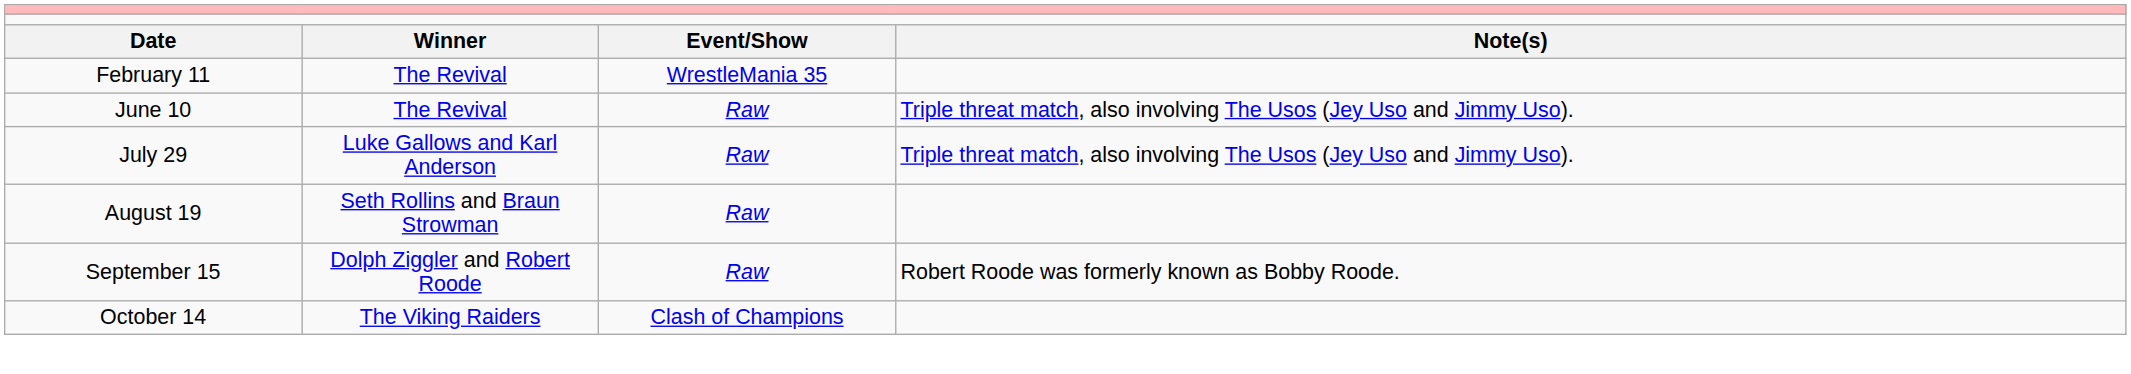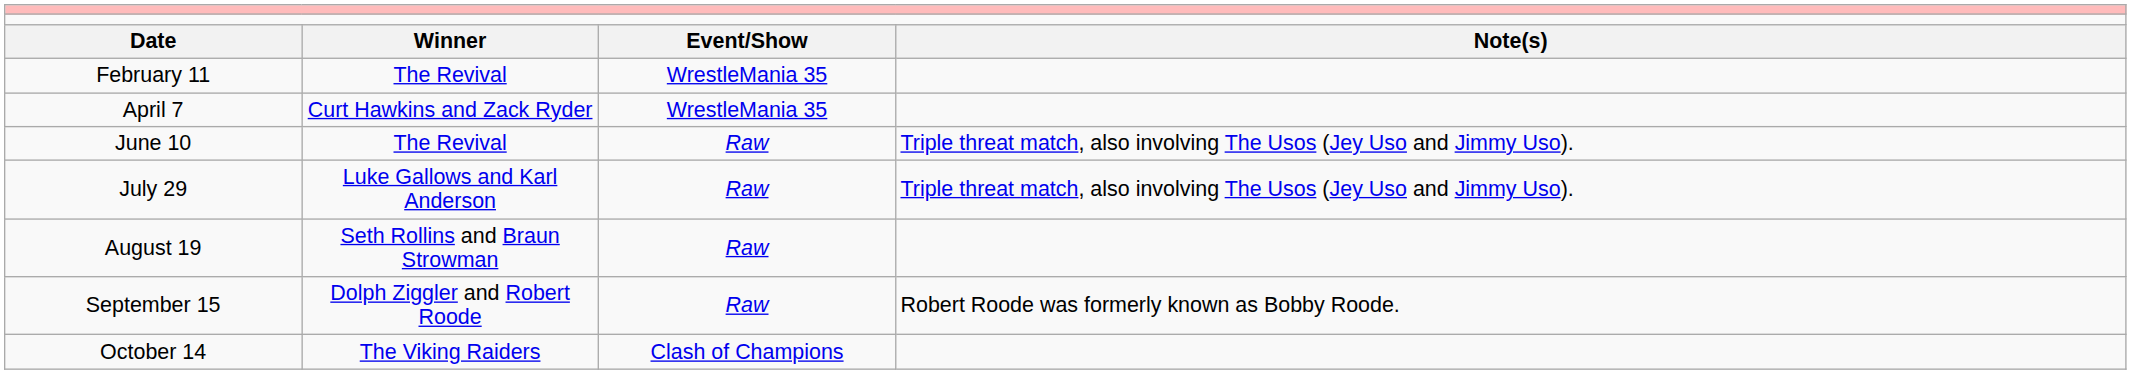+ row: (153, 109)
